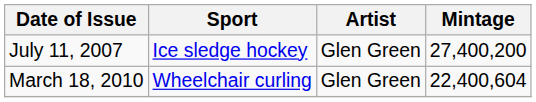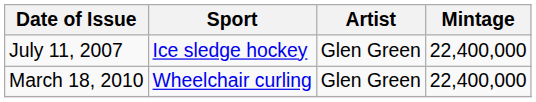(478, 50) 27,400,200 -> (478, 50) 22,400,000
(478, 81) 22,400,604 -> (478, 81) 22,400,000
